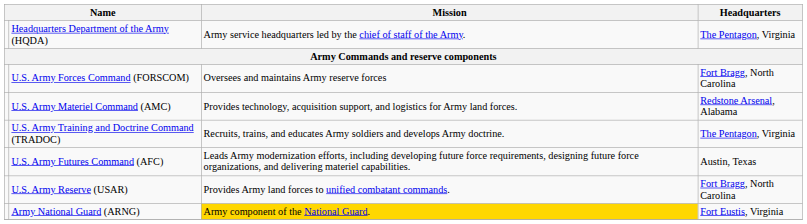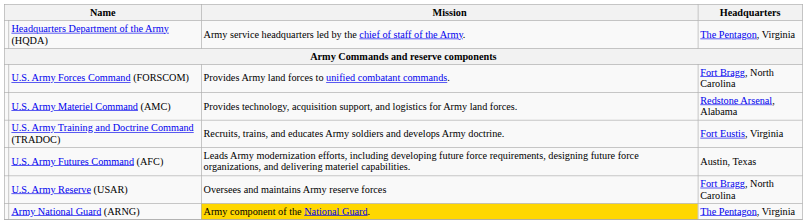(295, 78) Oversees and maintains Army reserve forces -> (327, 78) Provides Army land forces to unified combatant commands.
(748, 134) The Pentagon, Virginia -> (742, 134) Fort Eustis, Virginia
(327, 189) Provides Army land forces to unified combatant commands. -> (295, 189) Oversees and maintains Army reserve forces
(742, 211) Fort Eustis, Virginia -> (748, 211) The Pentagon, Virginia
